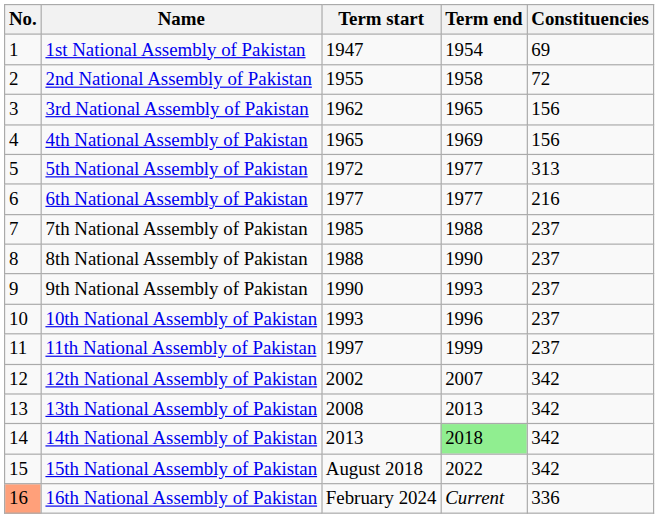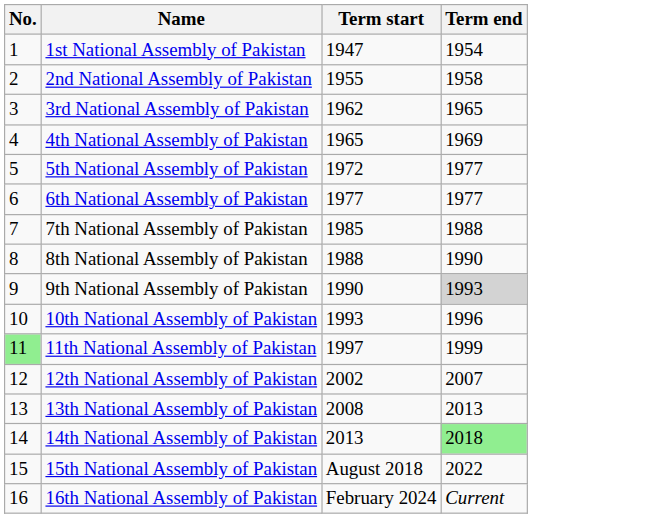- column: (590, 19)
(464, 288) no background -> (464, 288) lightgrey background
(18, 348) no background -> (18, 348) lightgreen background
(18, 498) lightsalmon background -> (18, 498) no background
